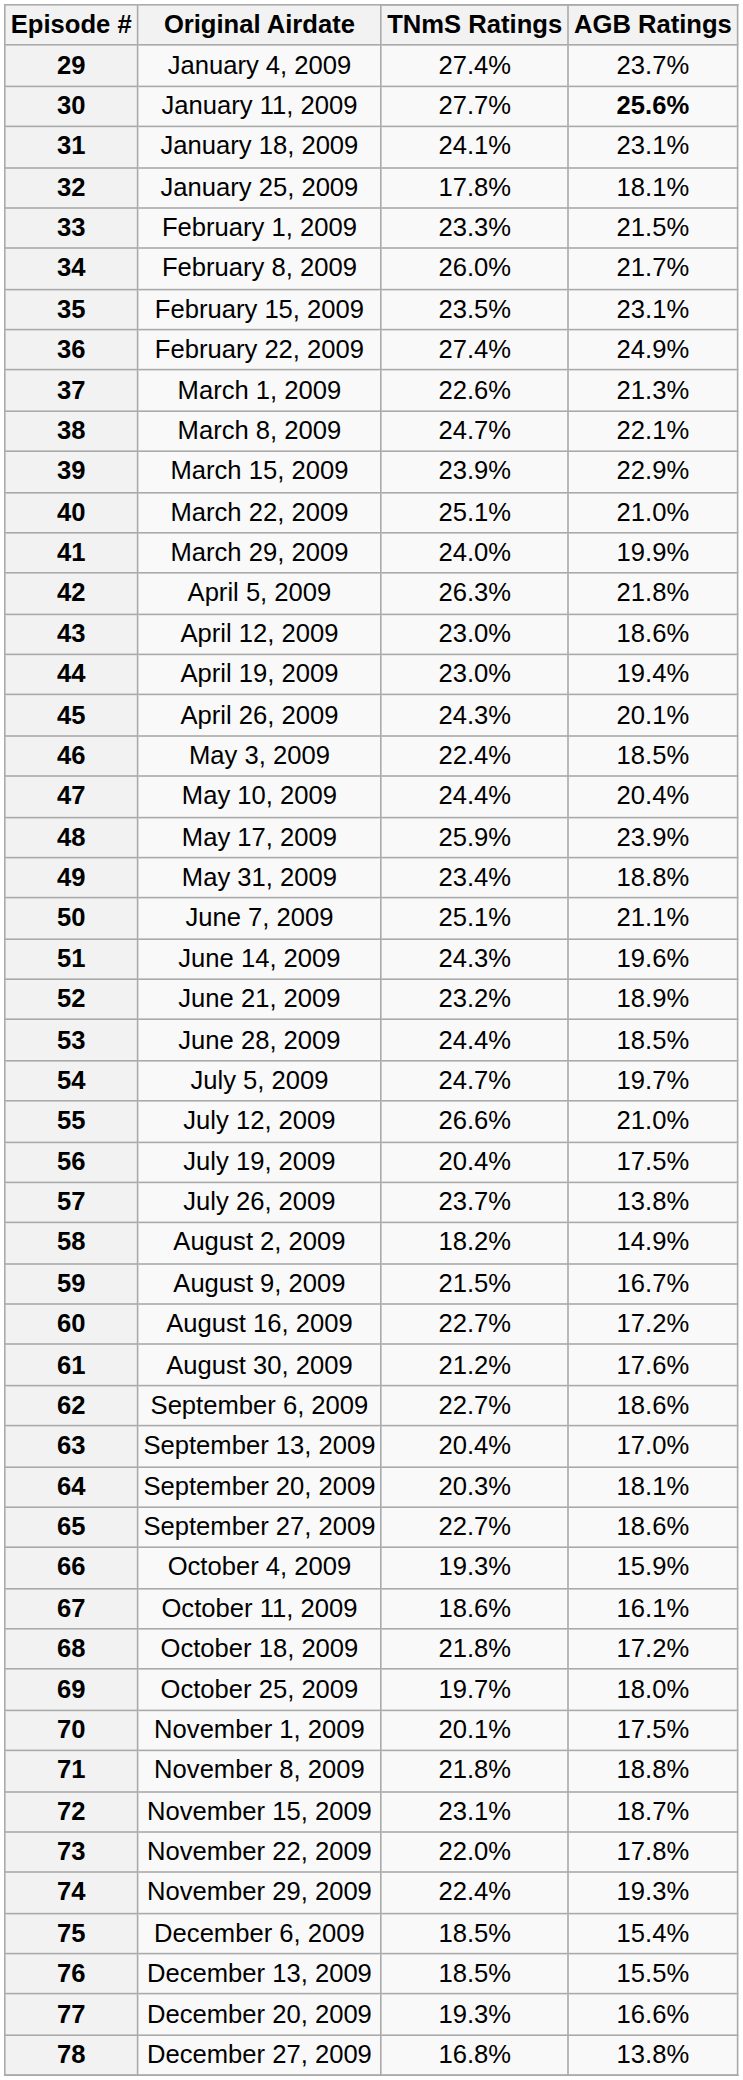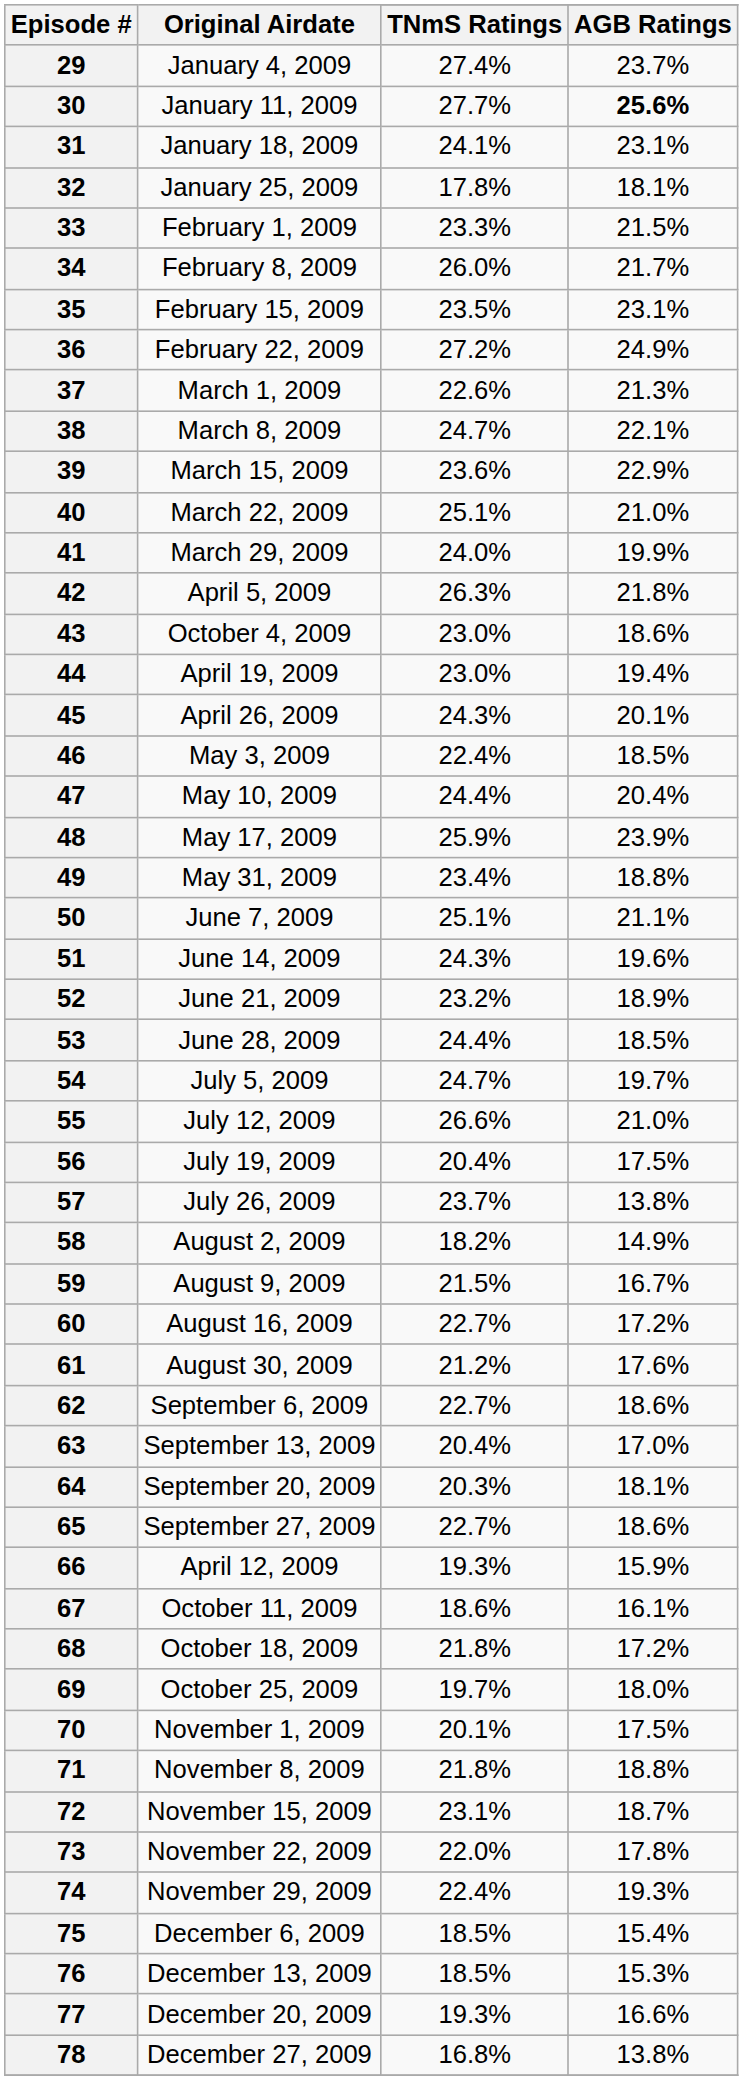(475, 349) 27.4% -> (475, 349) 27.2%
(475, 471) 23.9% -> (475, 471) 23.6%
(259, 633) April 12, 2009 -> (259, 633) October 4, 2009
(259, 1567) October 4, 2009 -> (259, 1567) April 12, 2009
(653, 1973) 15.5% -> (653, 1973) 15.3%
